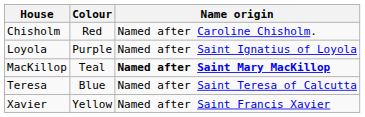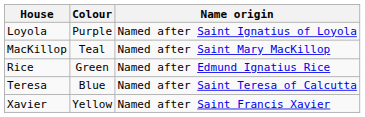- row: (34, 31)
(224, 67) bold -> (224, 49) normal
+ row: (20, 67)
